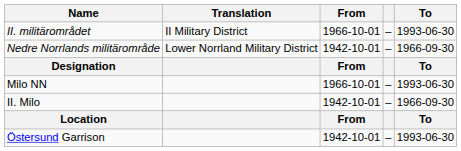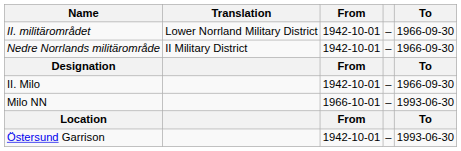(206, 31) II Military District -> (241, 31) Lower Norrland Military District
(352, 31) 1966-10-01 -> (352, 31) 1942-10-01
(425, 31) 1993-06-30 -> (425, 31) 1966-09-30
(241, 48) Lower Norrland Military District -> (206, 48) II Military District
rows swapped: (23, 102) <-> (27, 84)
